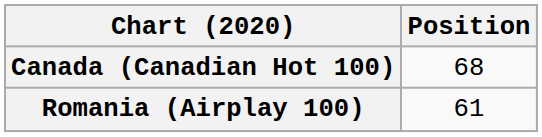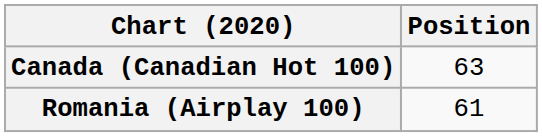(469, 68) 68 -> (469, 68) 63
